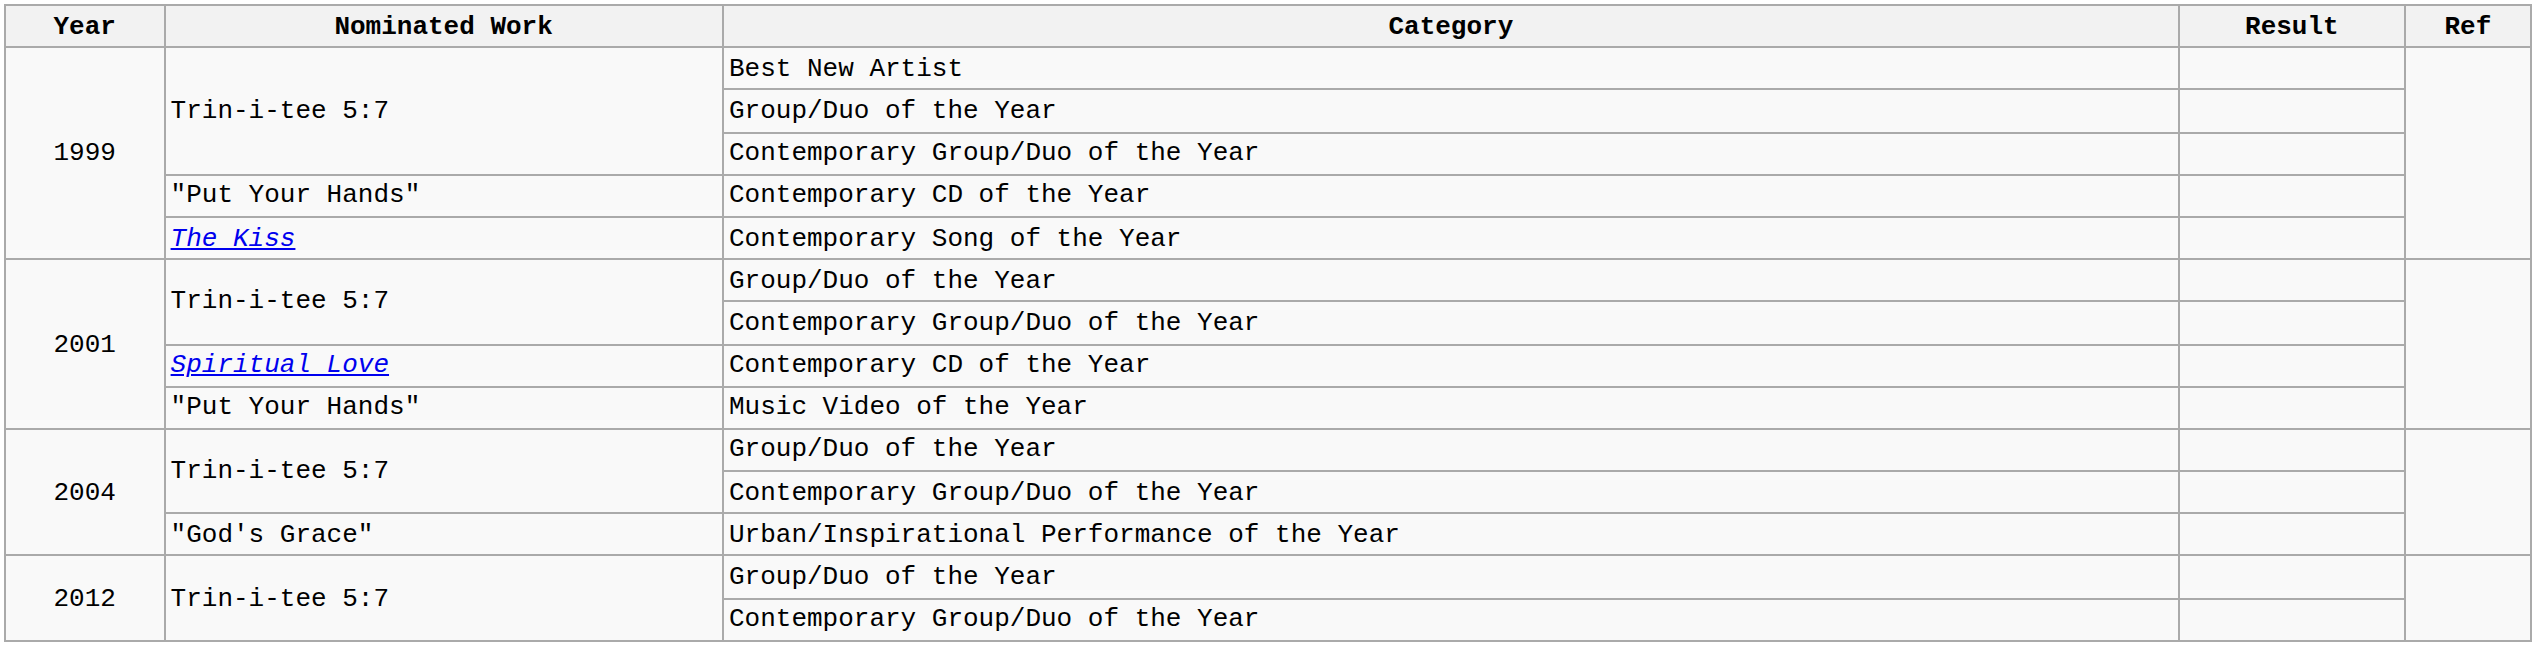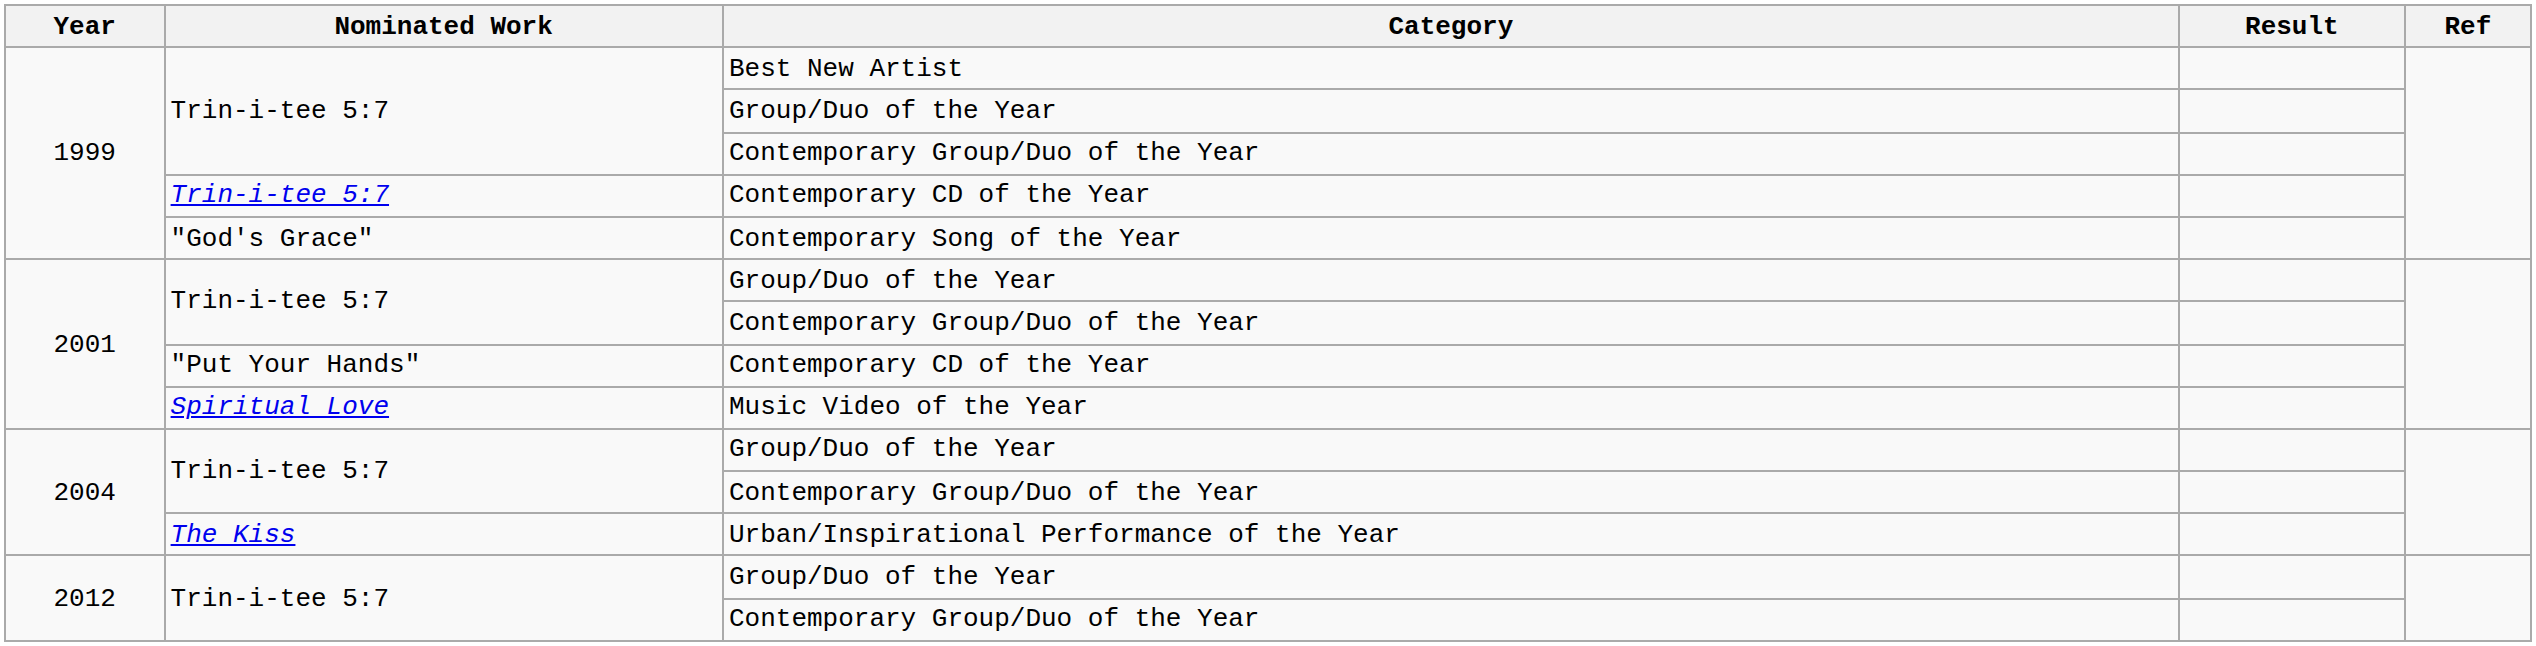(295, 196) "Put Your Hands" -> (280, 196) Trin-i-tee 5:7
(233, 238) The Kiss -> (272, 238) "God's Grace"
(280, 365) Spiritual Love -> (295, 365) "Put Your Hands"
(295, 408) "Put Your Hands" -> (280, 408) Spiritual Love
(272, 535) "God's Grace" -> (233, 535) The Kiss
